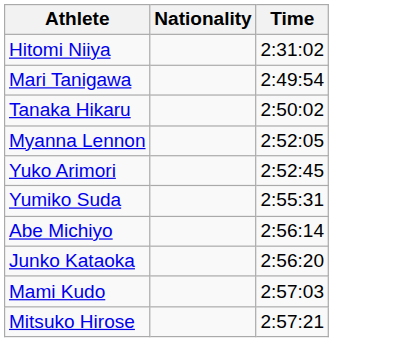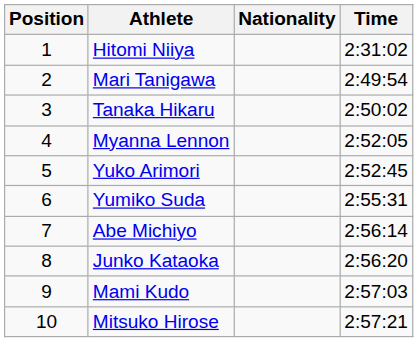+ column: (47, 19)
